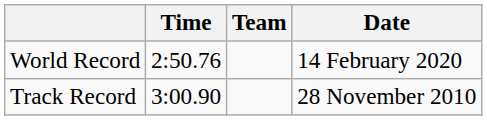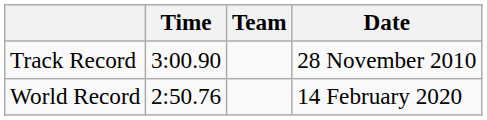rows swapped: (75, 59) <-> (73, 96)
